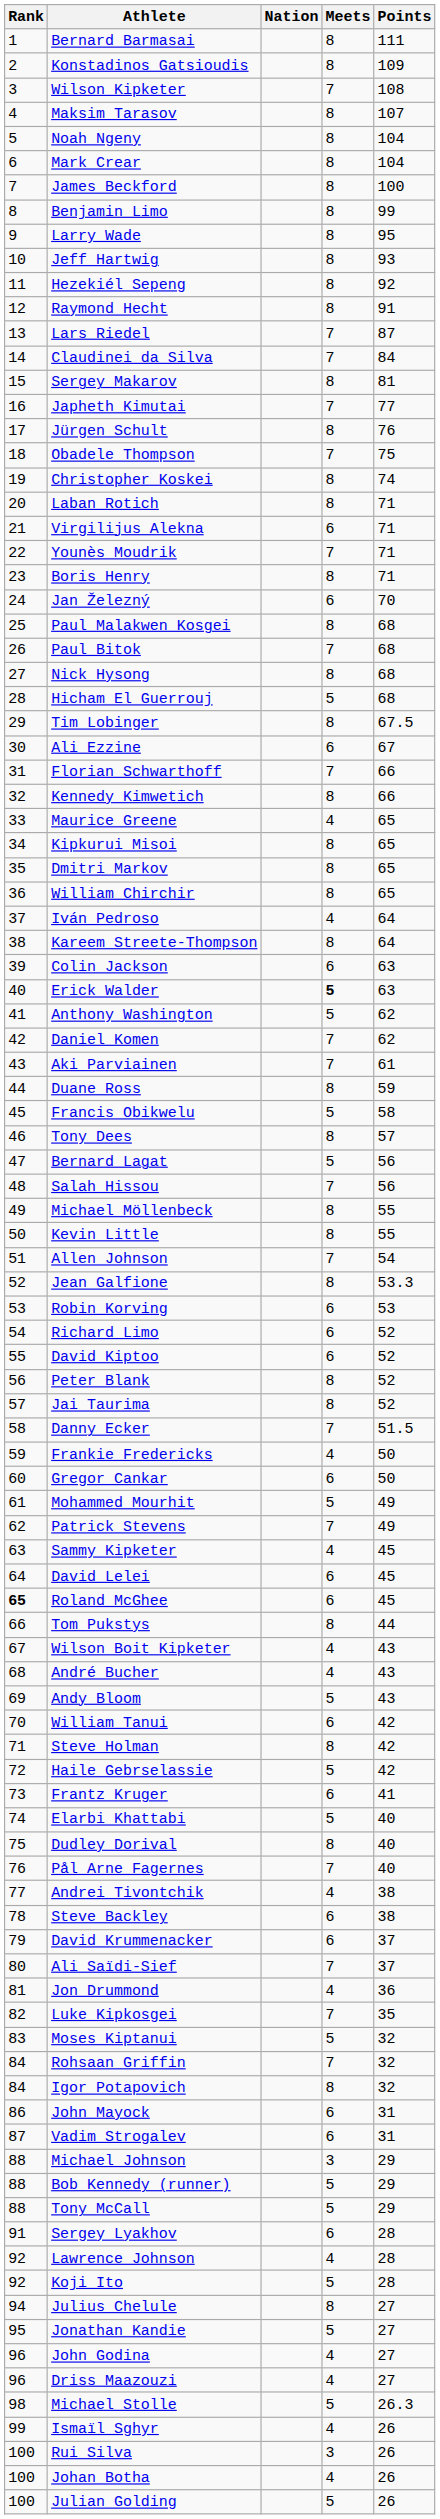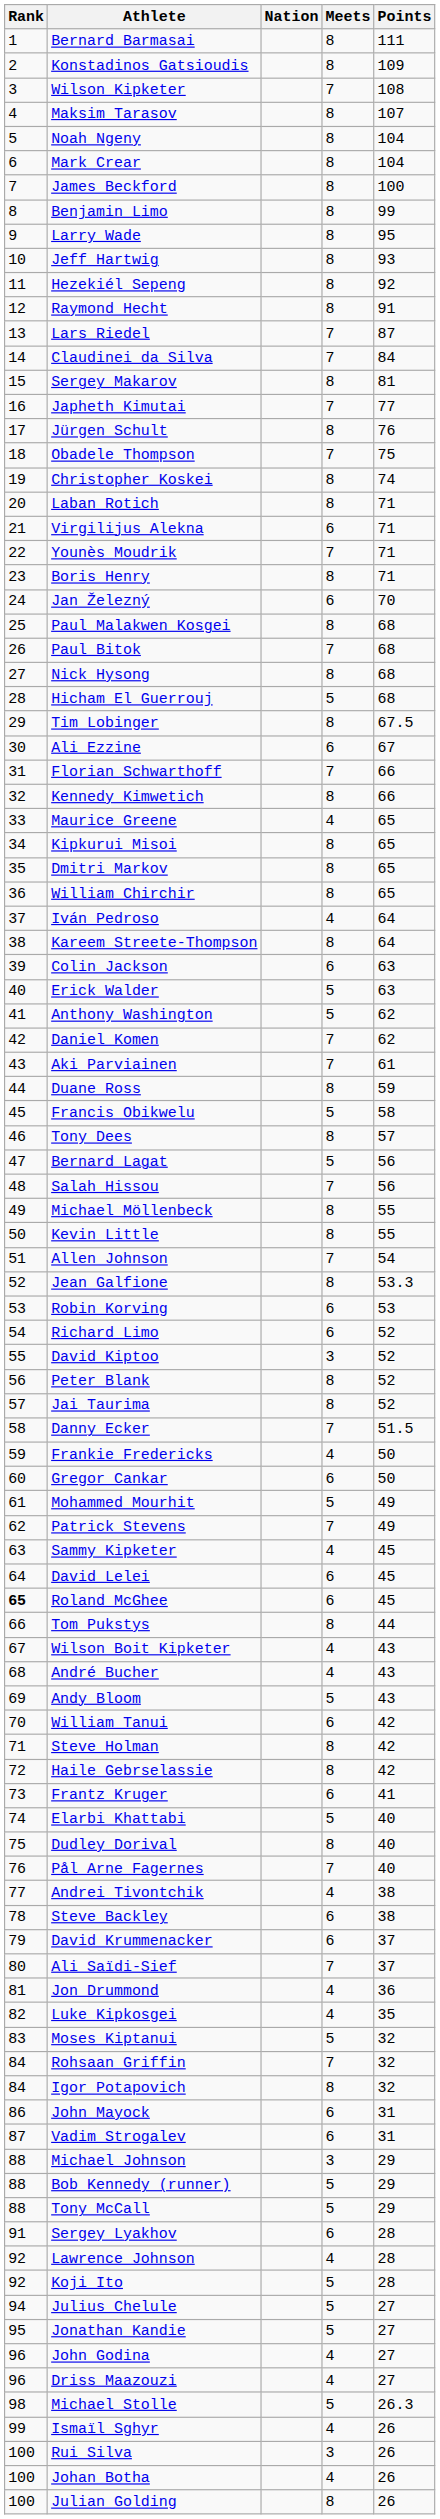(330, 991) bold -> (330, 991) normal
(330, 1357) 6 -> (330, 1357) 3
(330, 1771) 5 -> (330, 1771) 8
(330, 2015) 7 -> (330, 2015) 4
(330, 2307) 8 -> (330, 2307) 5
(330, 2502) 5 -> (330, 2502) 8
